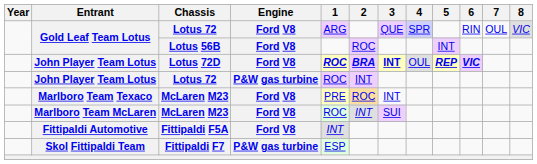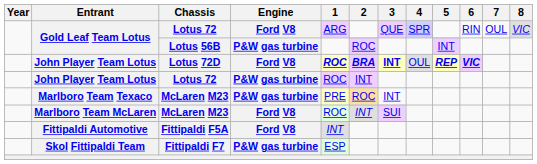(276, 46) Ford V8 -> (276, 46) P&W gas turbine
(276, 96) Ford V8 -> (276, 96) P&W gas turbine
